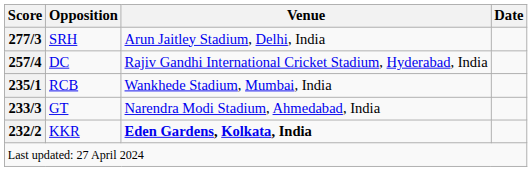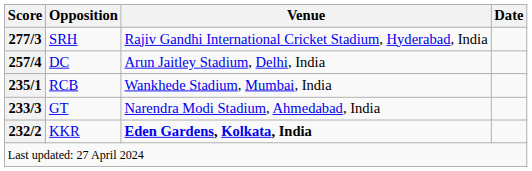(225, 39) Arun Jaitley Stadium, Delhi, India -> (306, 39) Rajiv Gandhi International Cricket Stadium, Hyderabad, India
(306, 62) Rajiv Gandhi International Cricket Stadium, Hyderabad, India -> (225, 62) Arun Jaitley Stadium, Delhi, India
